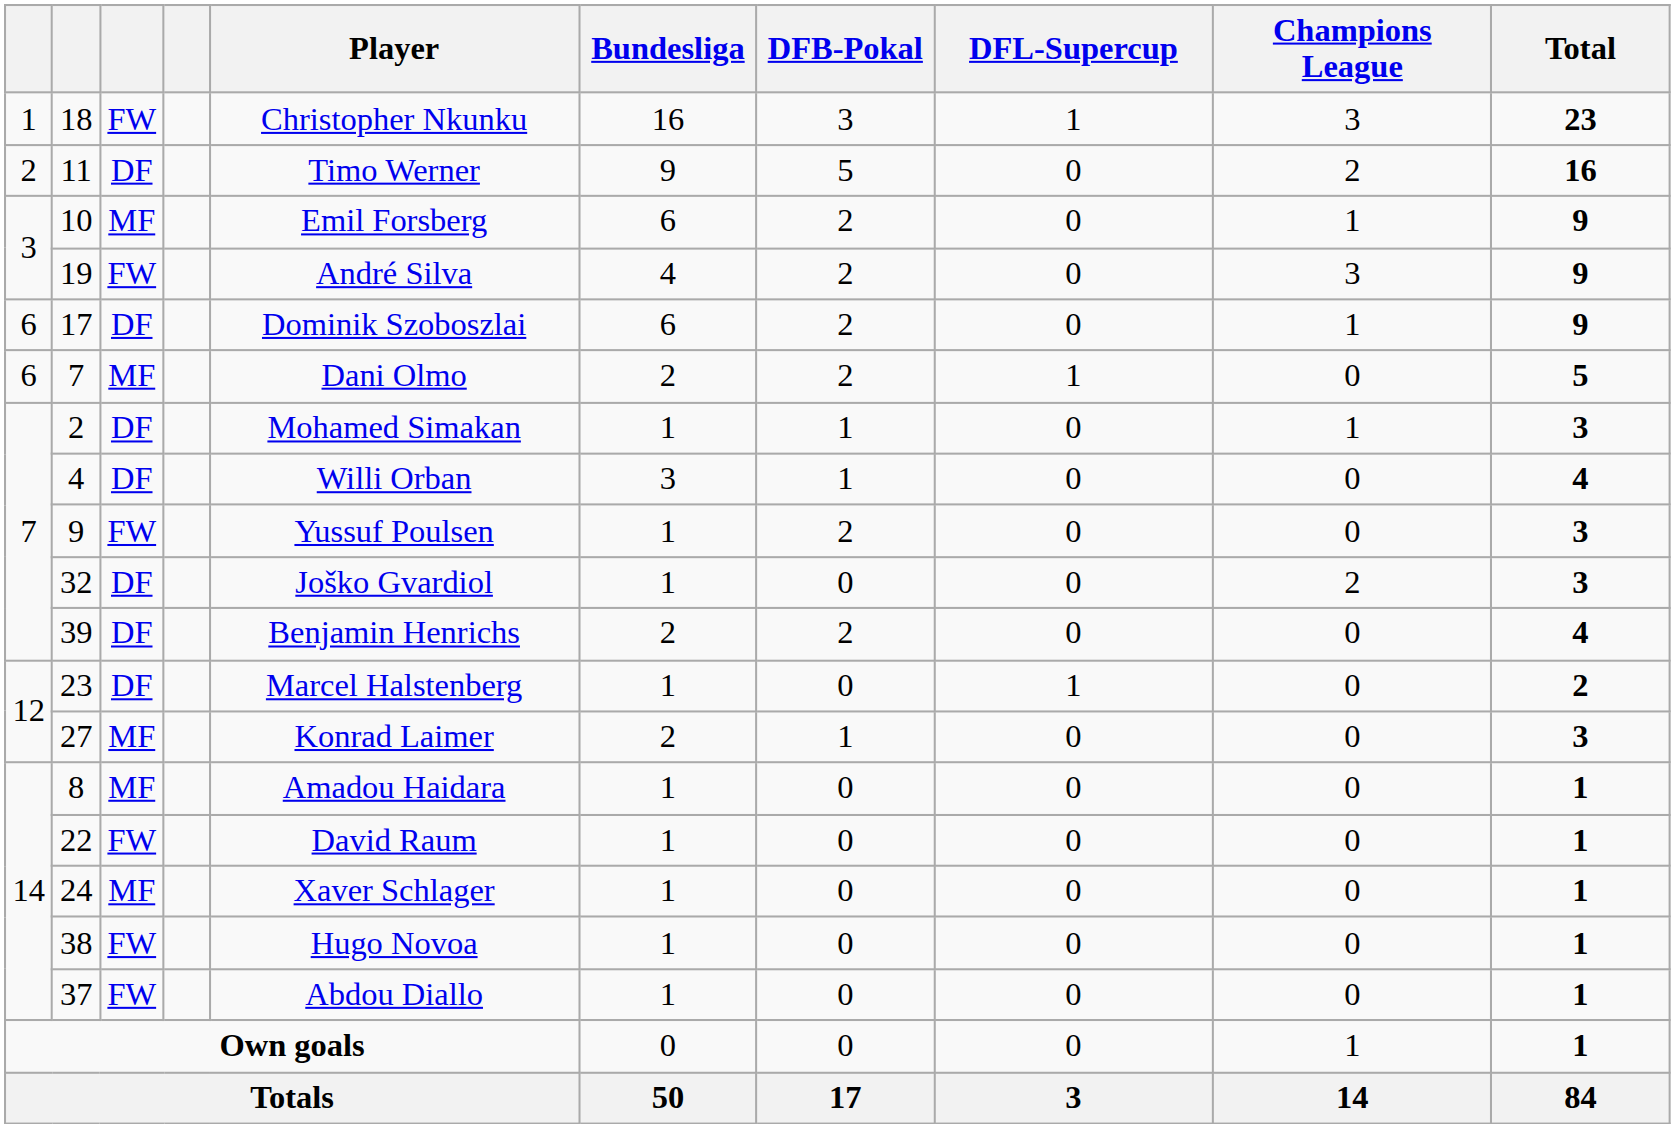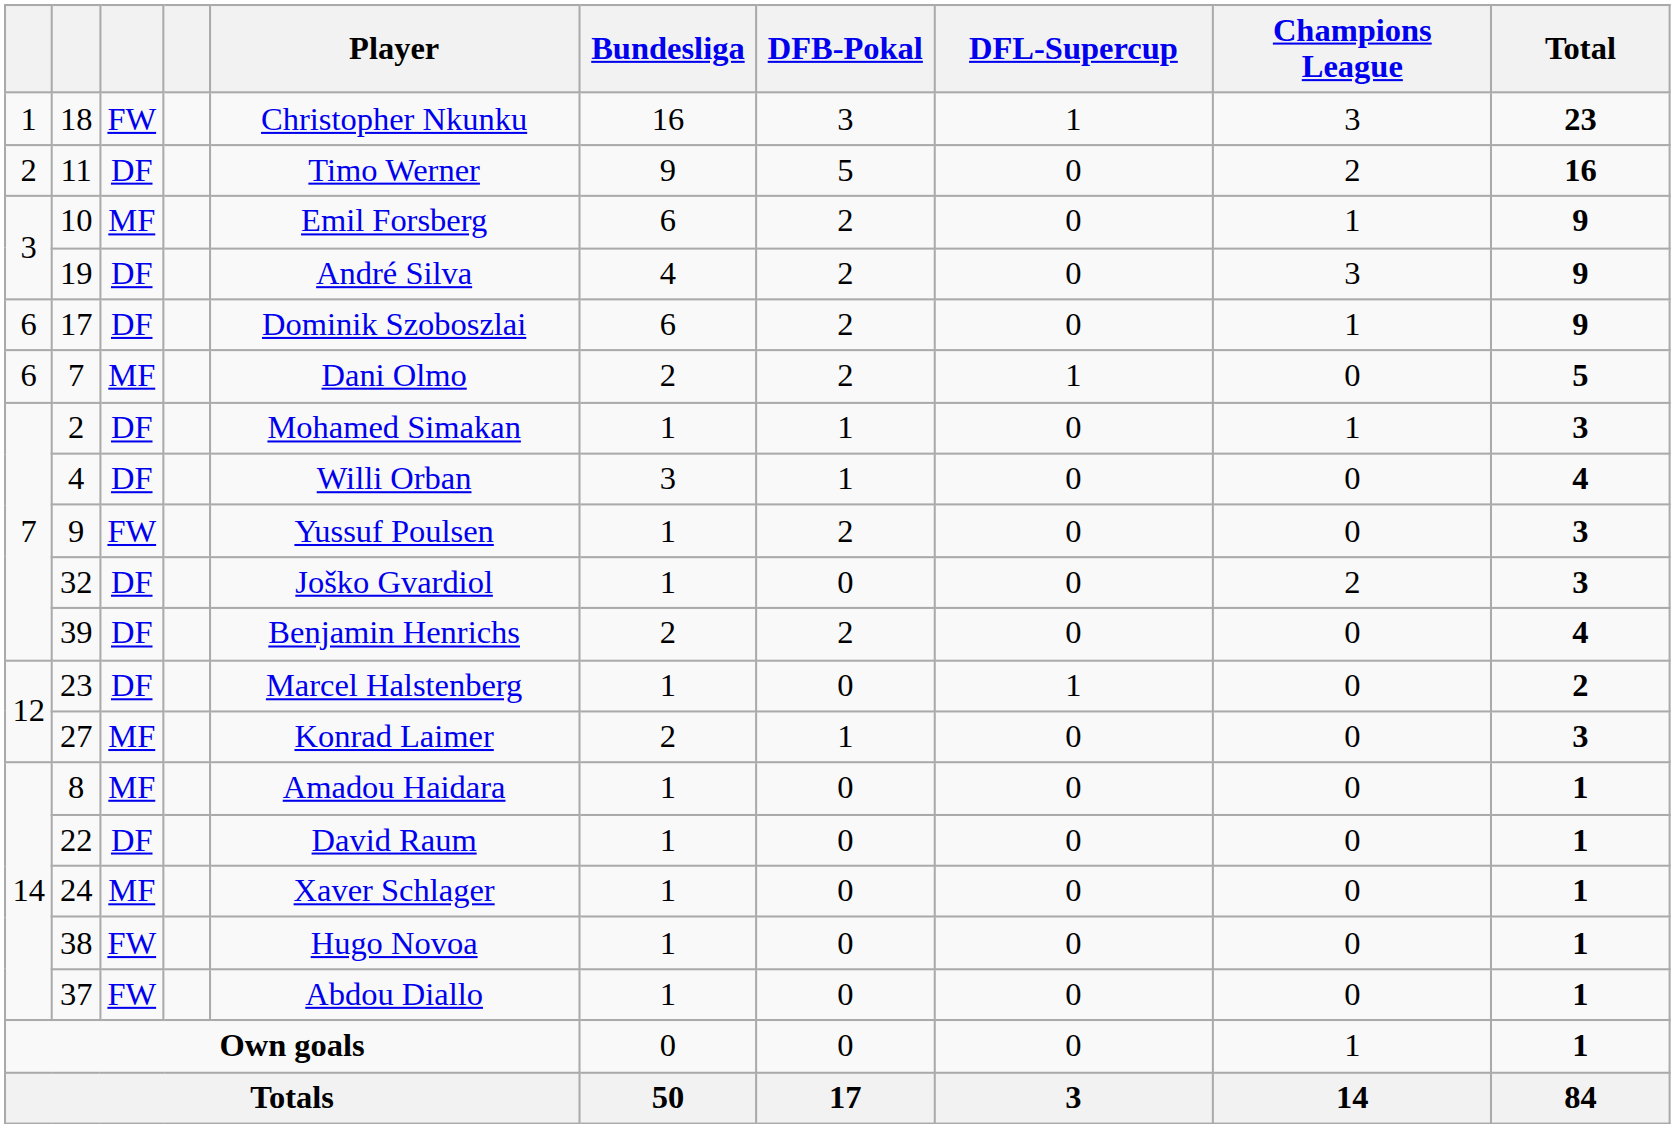(132, 272) FW -> (132, 272) DF
(132, 839) FW -> (132, 839) DF
